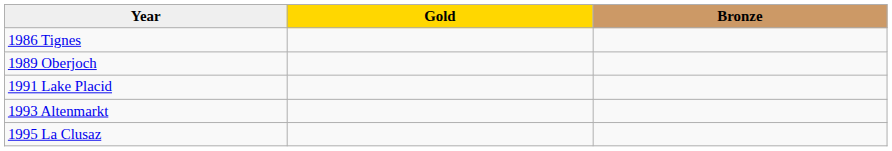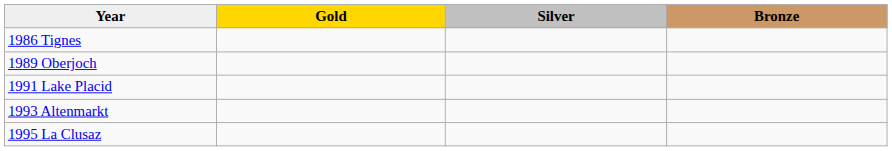+ column: (556, 16)
